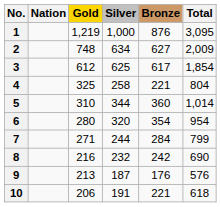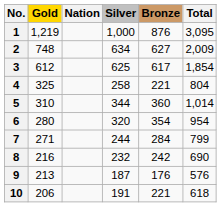columns swapped: (48, 14) <-> (86, 14)
